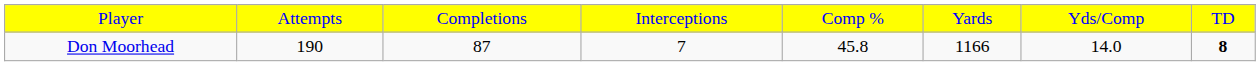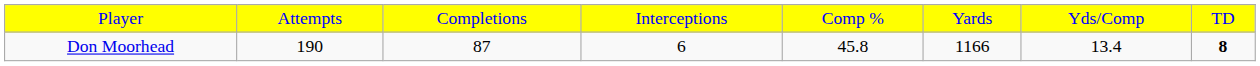(681, 46) 7 -> (681, 46) 6
(1106, 46) 14.0 -> (1106, 46) 13.4
